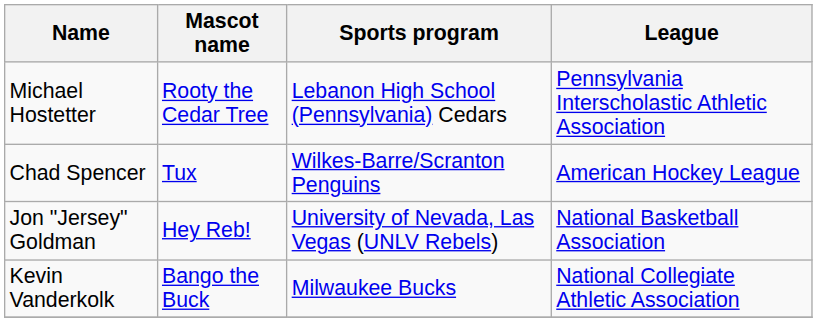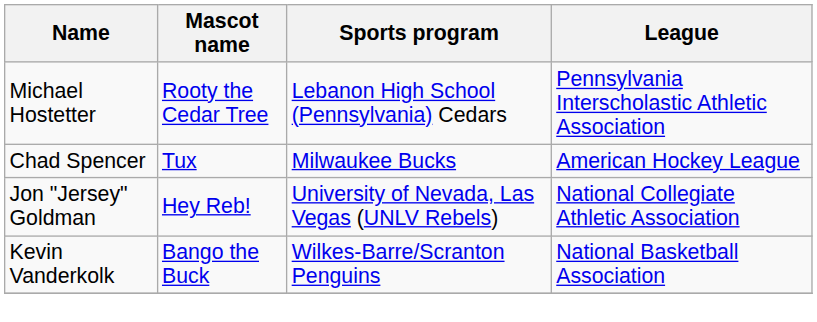(398, 172) Wilkes-Barre/Scranton Penguins -> (374, 160) Milwaukee Bucks
(647, 230) National Basketball Association -> (648, 206) National Collegiate Athletic Association
(374, 288) Milwaukee Bucks -> (398, 264) Wilkes-Barre/Scranton Penguins
(648, 288) National Collegiate Athletic Association -> (647, 264) National Basketball Association
